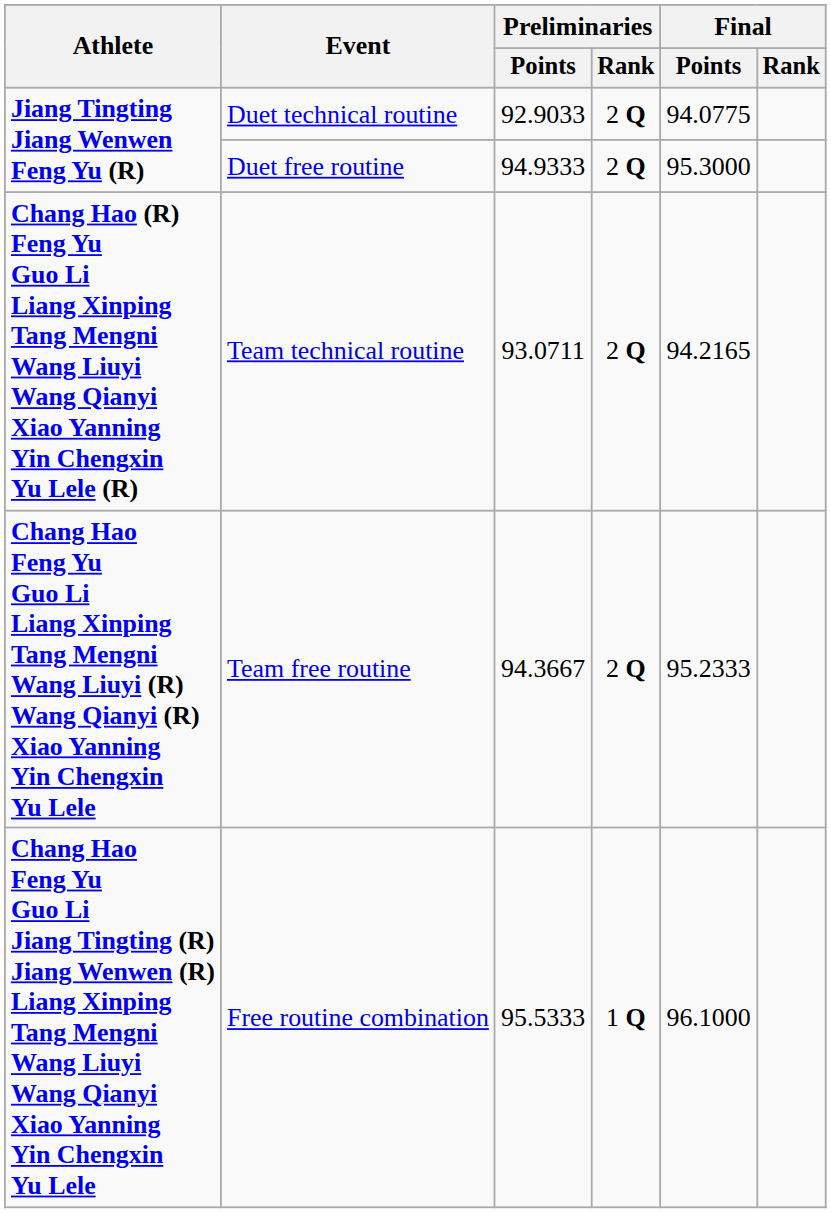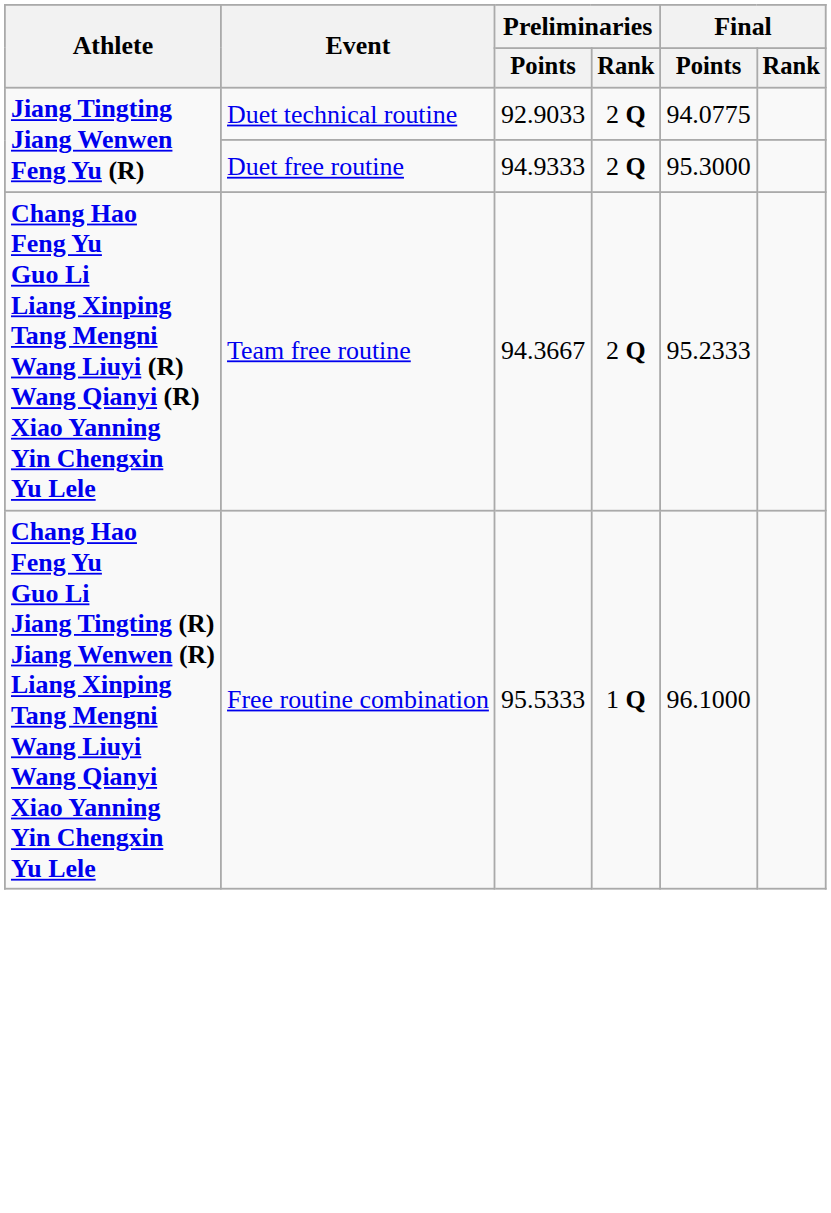- row: (346, 351)
